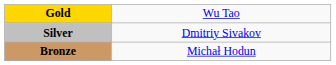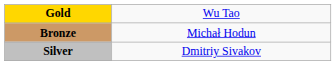rows swapped: (58, 32) <-> (58, 51)
